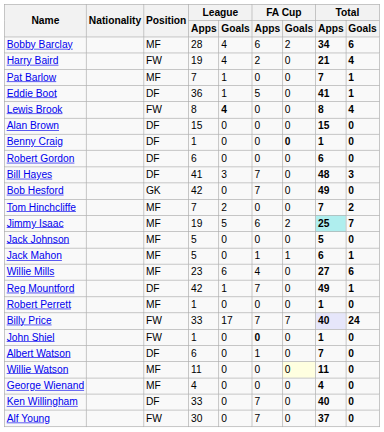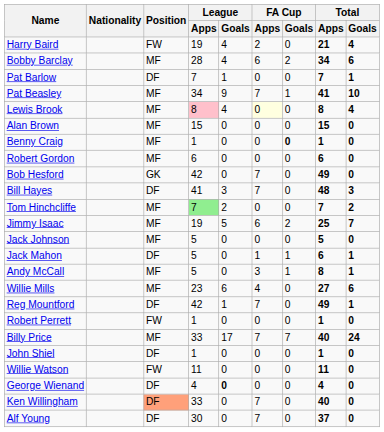rows swapped: (33, 61) <-> (40, 45)
(153, 77) MF -> (153, 77) DF
+ row: (34, 93)
- row: (32, 93)
(154, 110) FW -> (153, 110) MF
(194, 110) no background -> (194, 110) pink background
(224, 110) bold -> (224, 110) normal
(257, 110) no background -> (257, 110) lightyellow background
(153, 126) DF -> (153, 126) MF
(153, 142) DF -> (153, 142) MF
(153, 158) DF -> (153, 158) MF
rows swapped: (29, 175) <-> (35, 191)
(194, 207) no background -> (194, 207) lightgreen background
(324, 223) paleturquoise background -> (324, 223) no background
(153, 256) MF -> (153, 256) DF
+ row: (35, 272)
(153, 304) MF -> (154, 321) FW
(154, 321) FW -> (153, 337) MF
(324, 321) lavender background -> (324, 337) no background
(154, 337) FW -> (153, 353) DF
(257, 337) bold -> (257, 353) normal
- row: (39, 353)
(153, 369) MF -> (154, 369) FW
(288, 369) lightyellow background -> (288, 369) no background
(153, 386) MF -> (153, 386) DF
(224, 386) normal -> (224, 386) bold
(153, 402) no background -> (153, 402) lightsalmon background
(154, 418) FW -> (153, 418) DF
